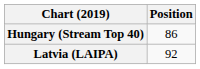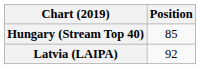(171, 34) 86 -> (171, 34) 85
